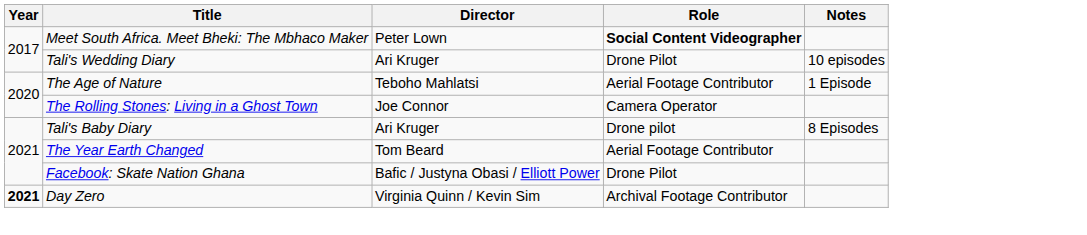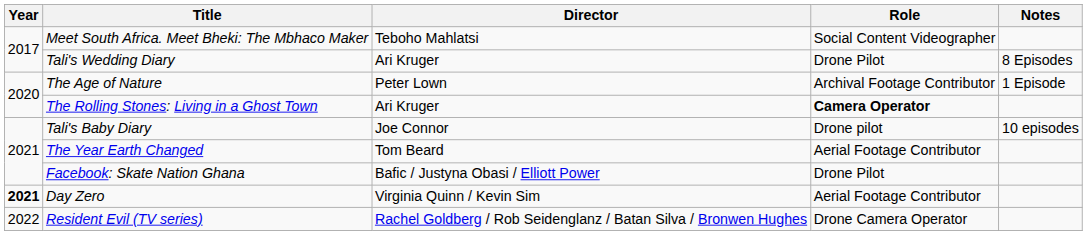(411, 38) Peter Lown -> (427, 38) Teboho Mahlatsi
(704, 38) bold -> (905, 38) normal
(846, 60) 10 episodes -> (1037, 60) 8 Episodes
(427, 83) Teboho Mahlatsi -> (411, 83) Peter Lown
(690, 83) Aerial Footage Contributor -> (904, 83) Archival Footage Contributor
(412, 106) Joe Connor -> (407, 106) Ari Kruger
(662, 106) normal -> (872, 106) bold
(407, 128) Ari Kruger -> (412, 128) Joe Connor
(843, 128) 8 Episodes -> (1040, 128) 10 episodes
(697, 196) Archival Footage Contributor -> (897, 196) Aerial Footage Contributor
+ row: (124, 219)
